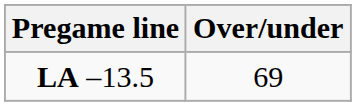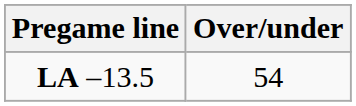(268, 76) 69 -> (268, 76) 54
